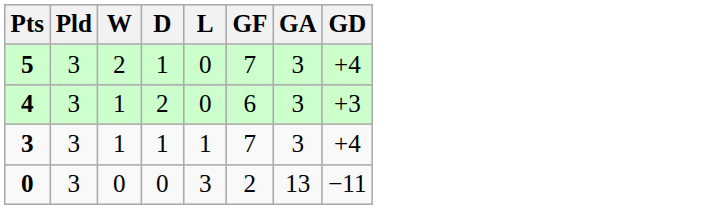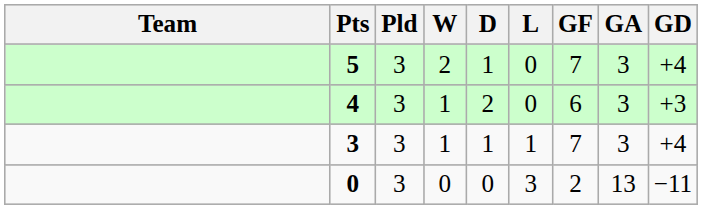+ column: (168, 24)
